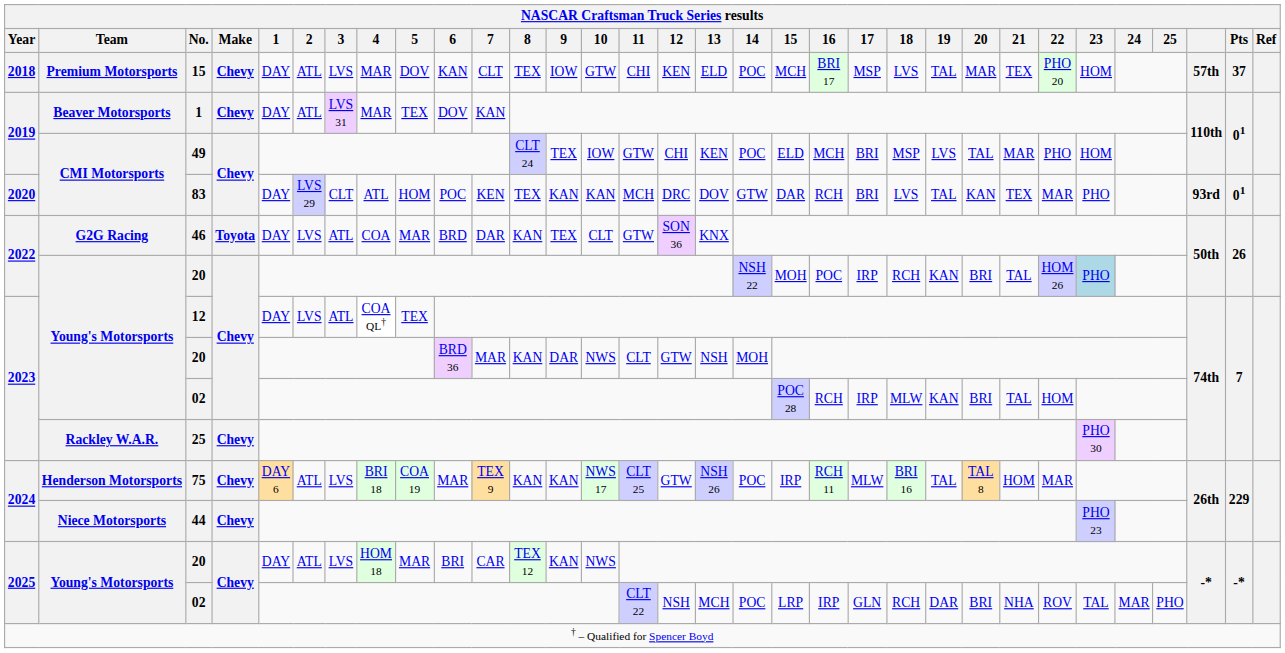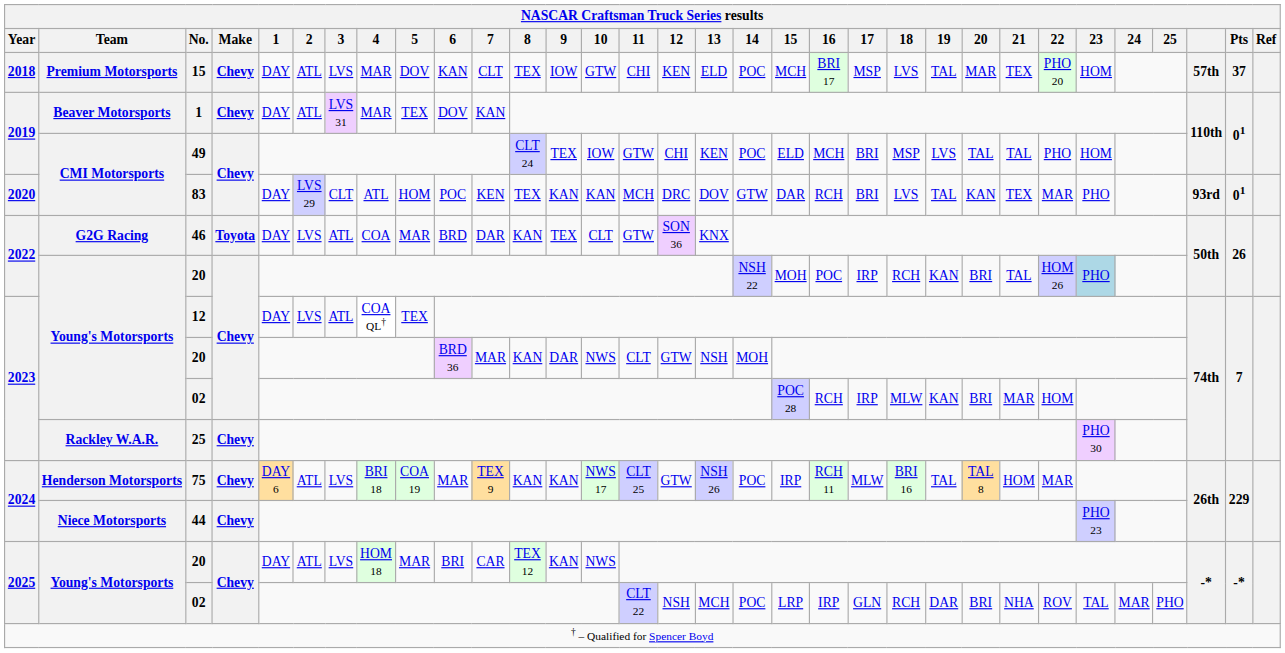(1019, 153) MAR -> (1019, 153) TAL
(1019, 398) TAL -> (1019, 398) MAR
